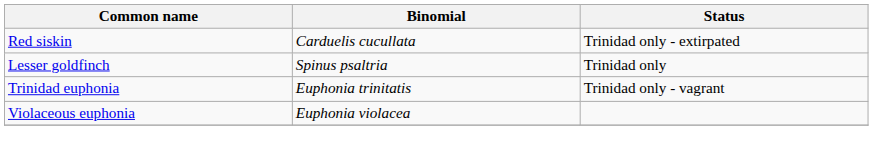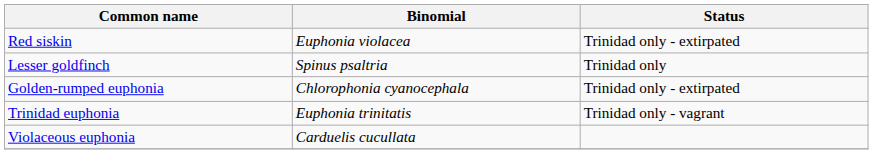(356, 40) Carduelis cucullata -> (353, 40) Euphonia violacea
+ row: (86, 88)
(353, 112) Euphonia violacea -> (356, 137) Carduelis cucullata
